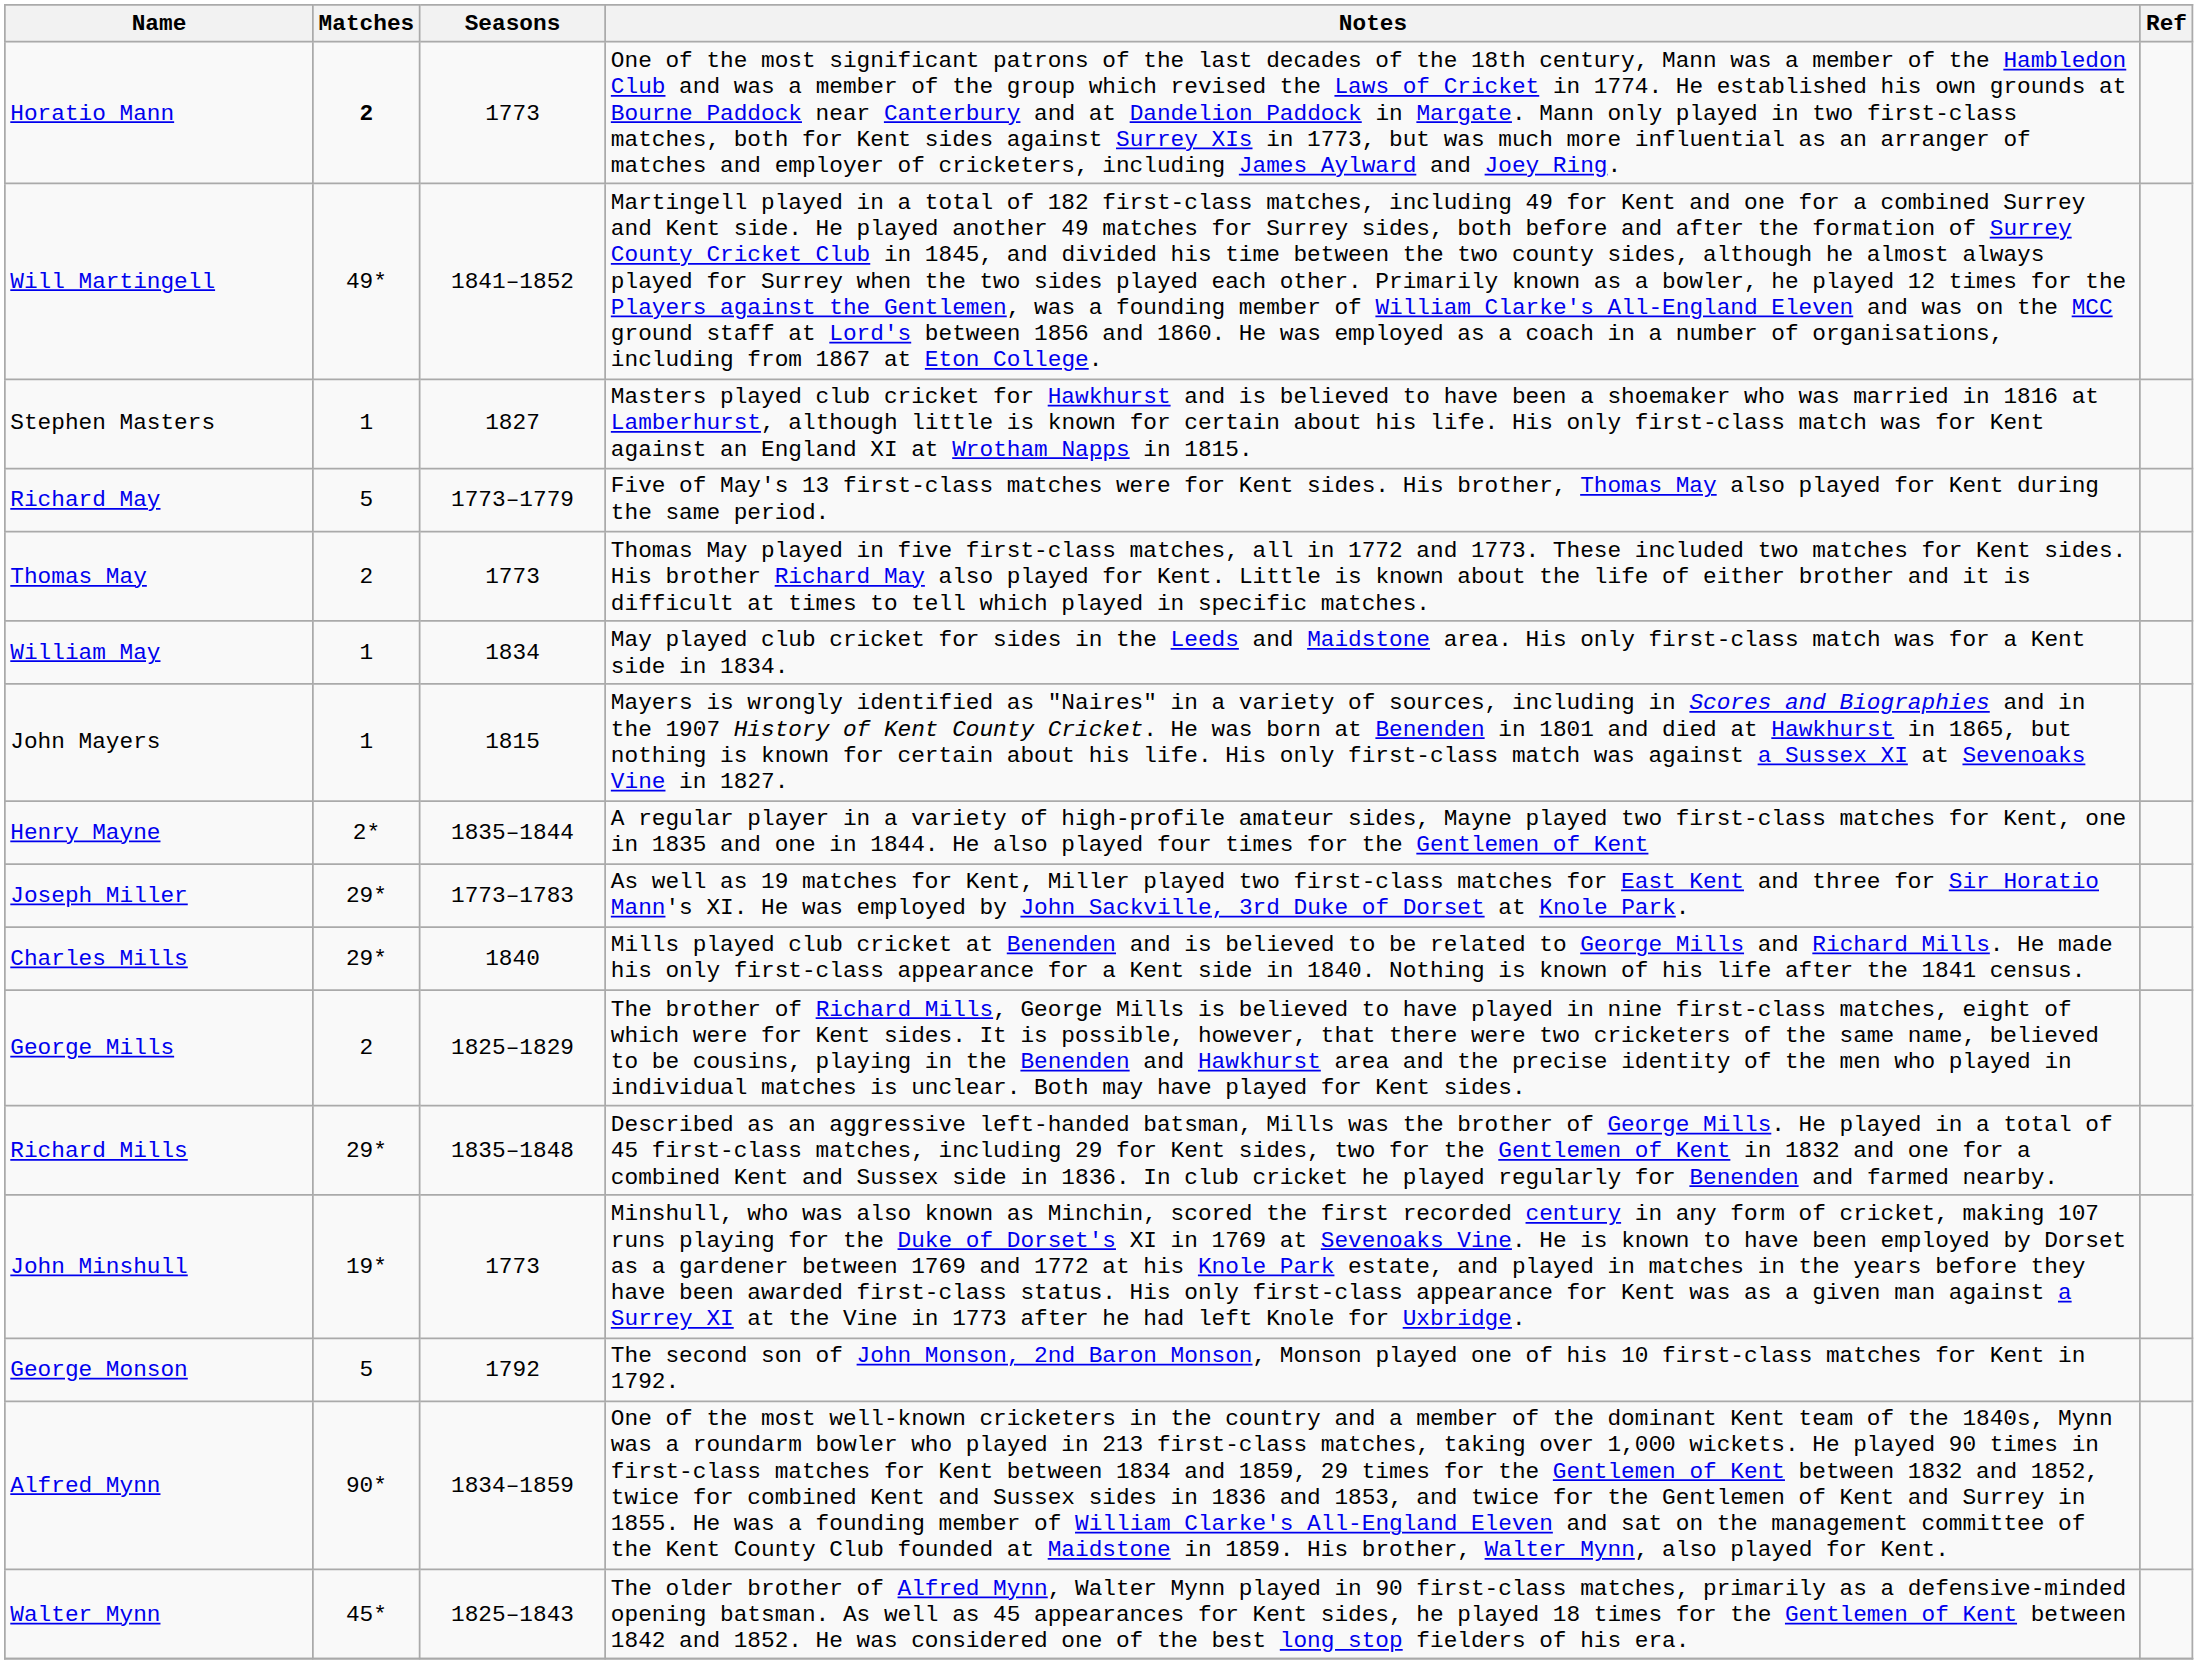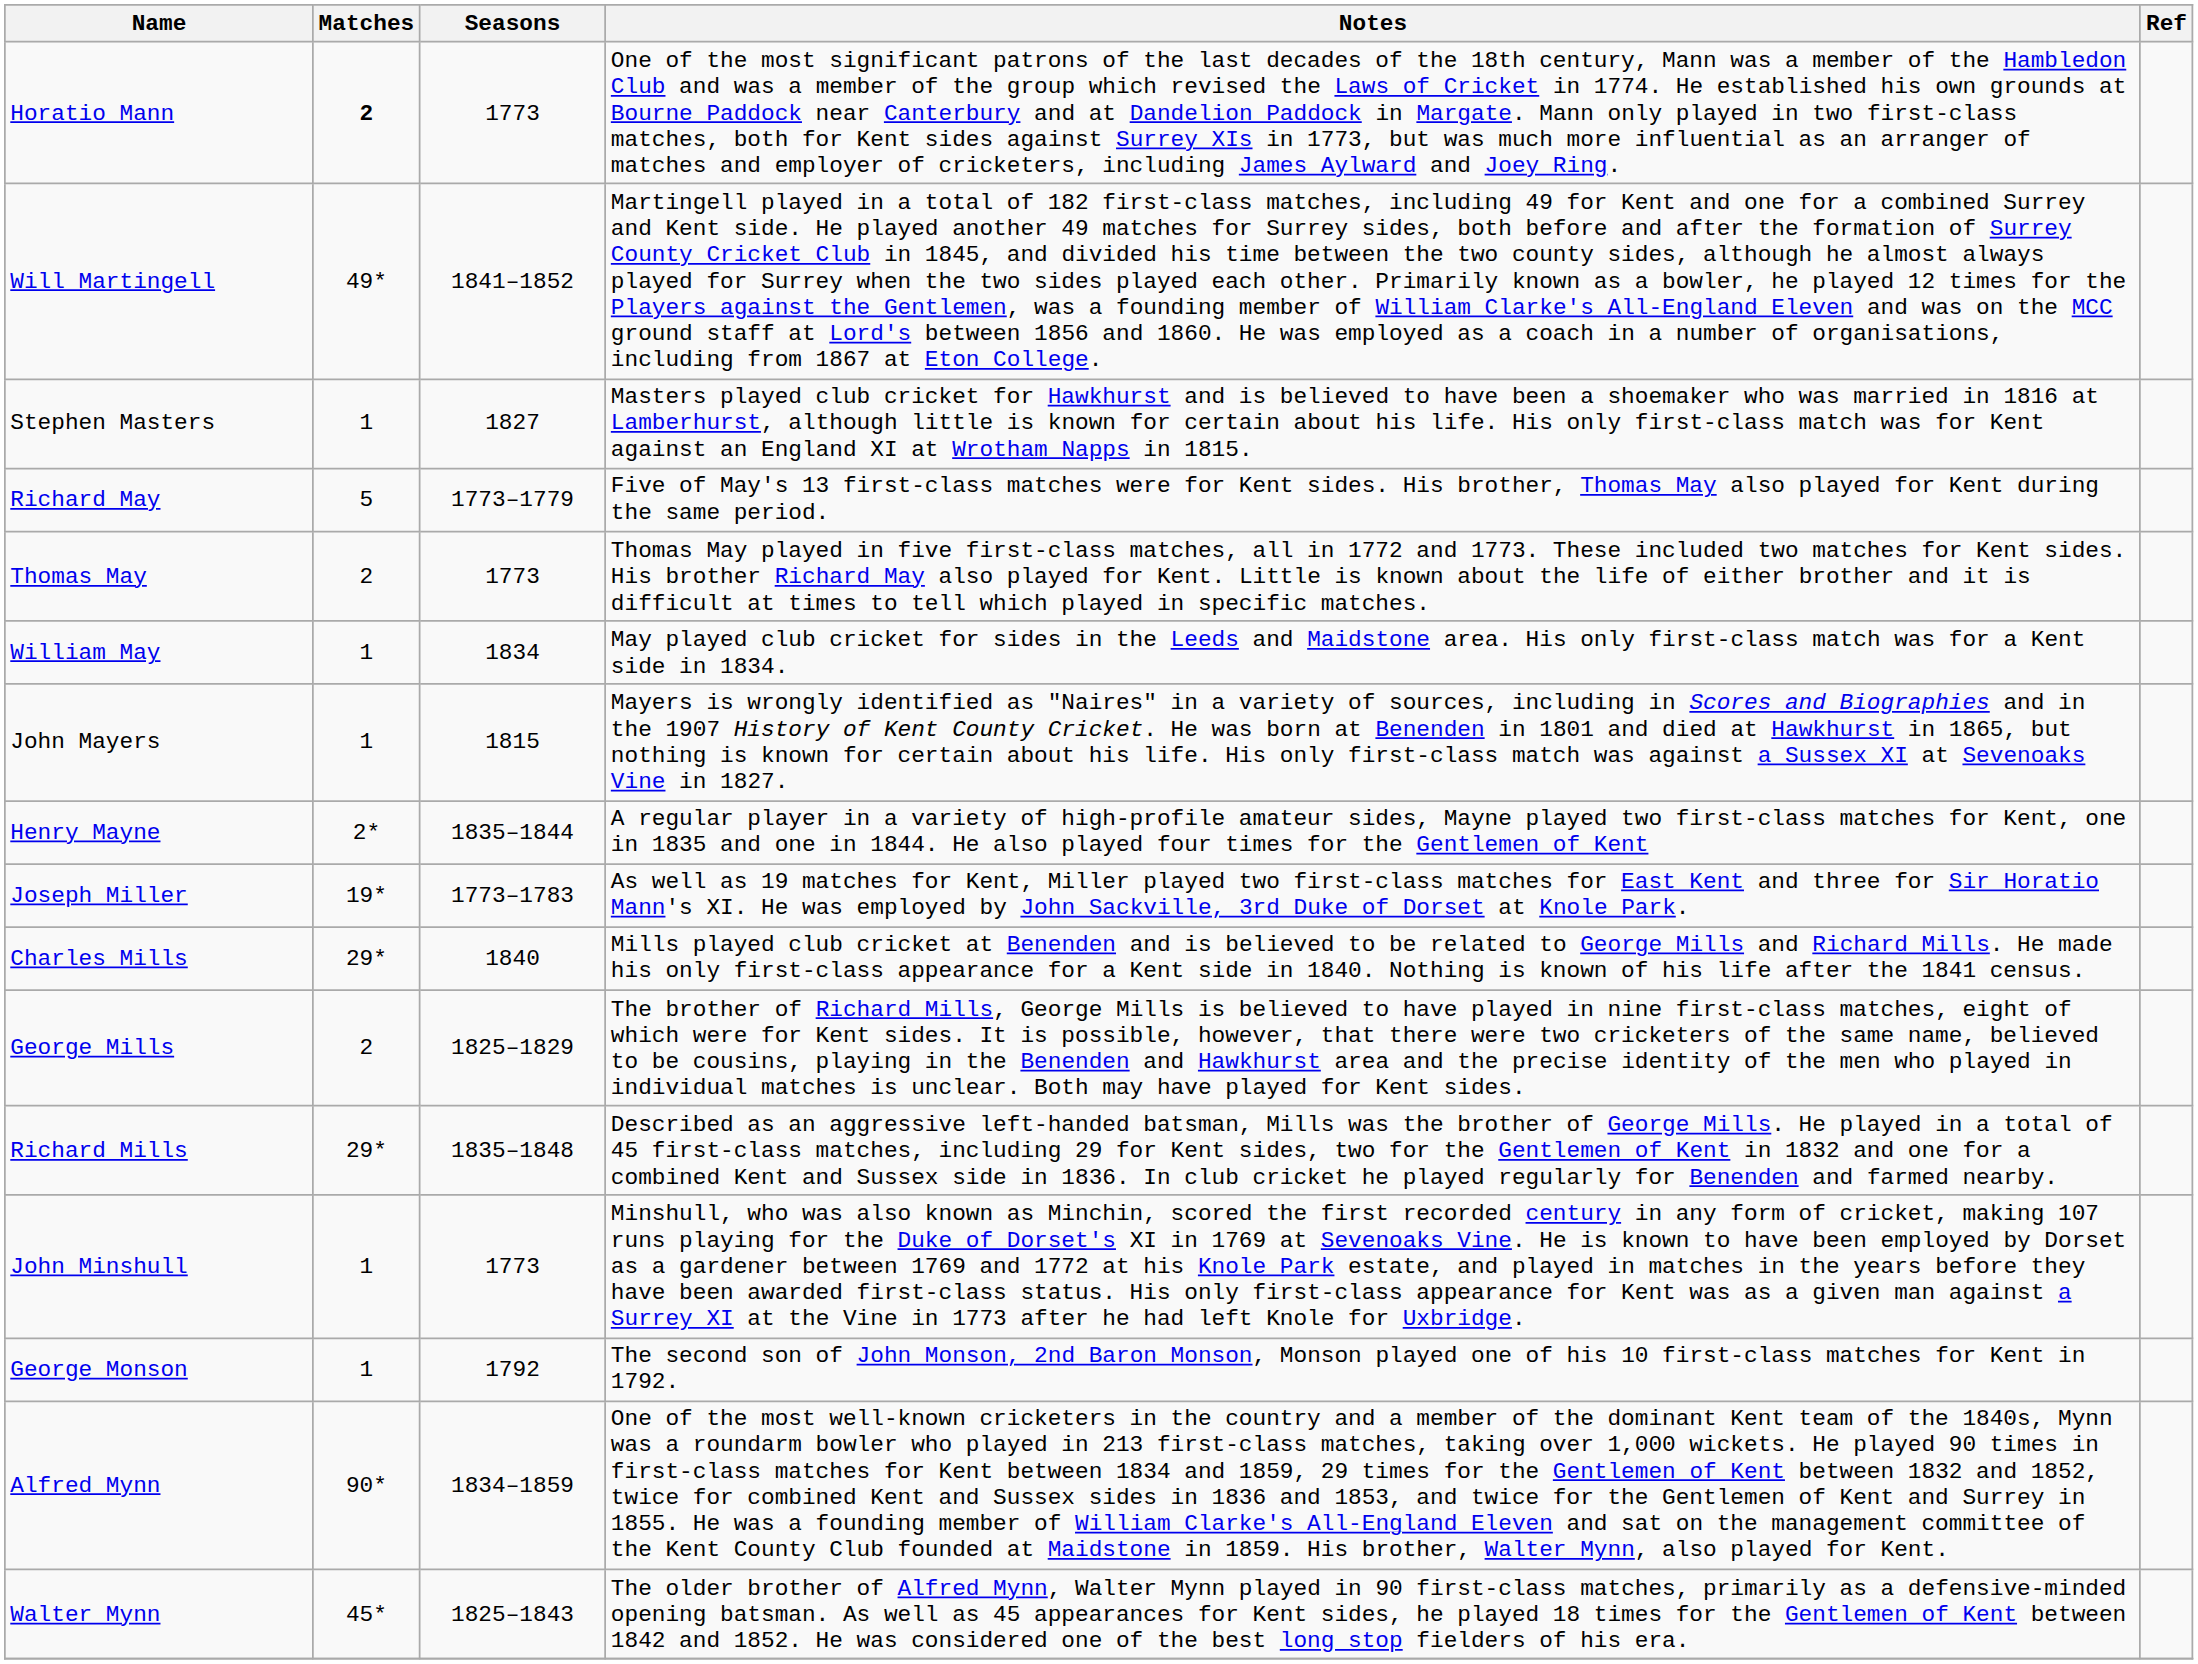(366, 895) 29* -> (366, 895) 19*
(366, 1267) 19* -> (366, 1267) 1
(366, 1369) 5 -> (366, 1369) 1
